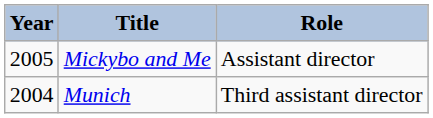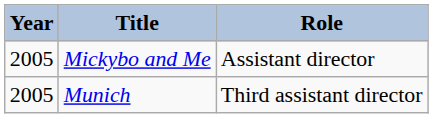(32, 94) 2004 -> (32, 94) 2005
